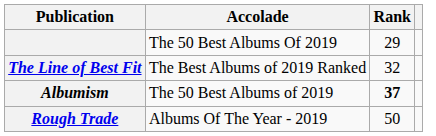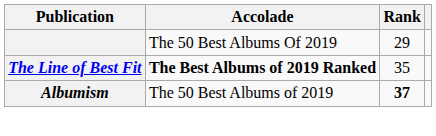(258, 67) normal -> (262, 67) bold
(392, 67) 32 -> (402, 67) 35
- row: (75, 118)
